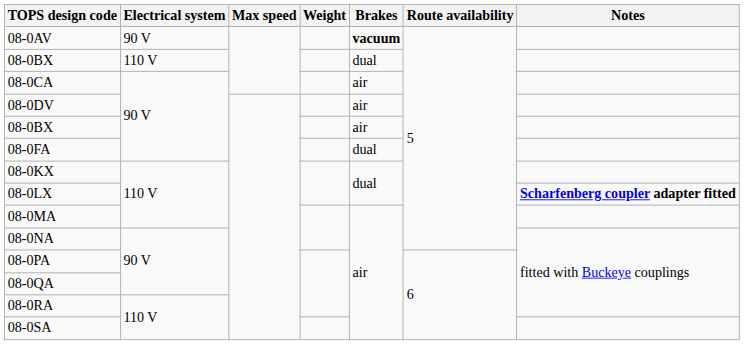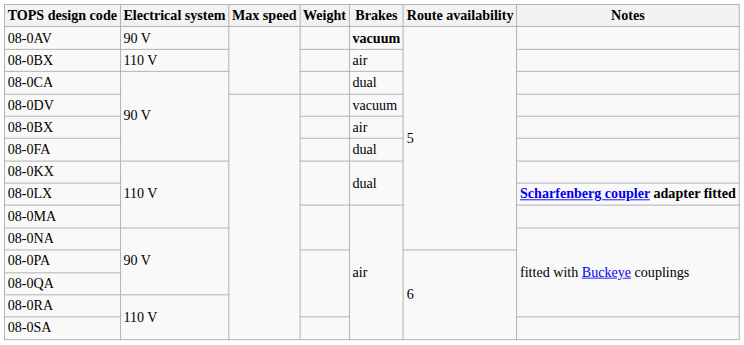(365, 60) dual -> (360, 60) air
(360, 82) air -> (365, 82) dual
(360, 104) air -> (375, 104) vacuum
